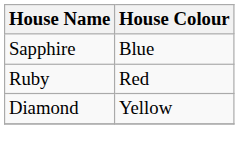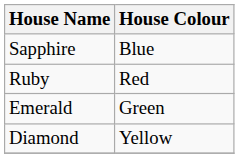+ row: (41, 108)
